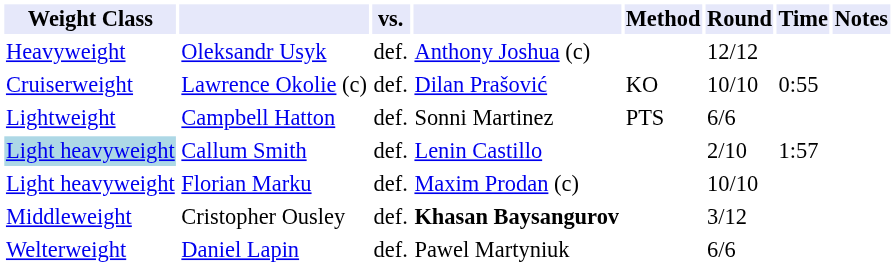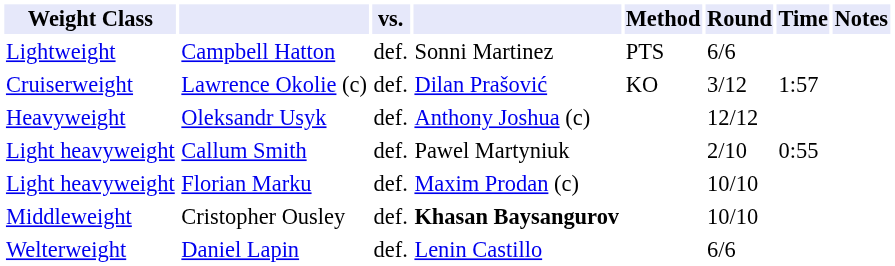rows swapped: (254, 51) <-> (258, 117)
(733, 84) 10/10 -> (727, 84) 3/12
(798, 84) 0:55 -> (798, 84) 1:57
(90, 150) lightblue background -> (90, 150) no background
(478, 150) Lenin Castillo -> (492, 150) Pawel Martyniuk
(798, 150) 1:57 -> (798, 150) 0:55
(727, 216) 3/12 -> (733, 216) 10/10
(492, 249) Pawel Martyniuk -> (478, 249) Lenin Castillo
